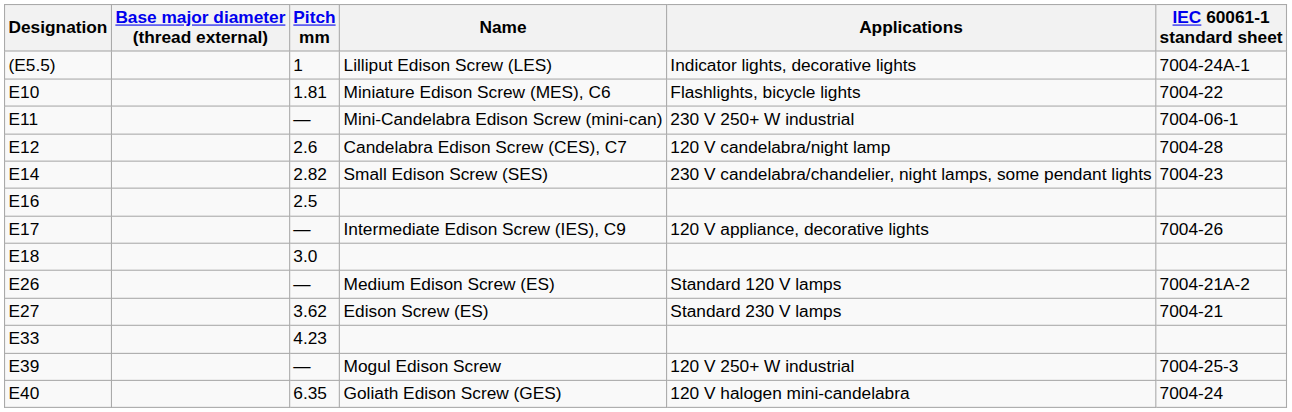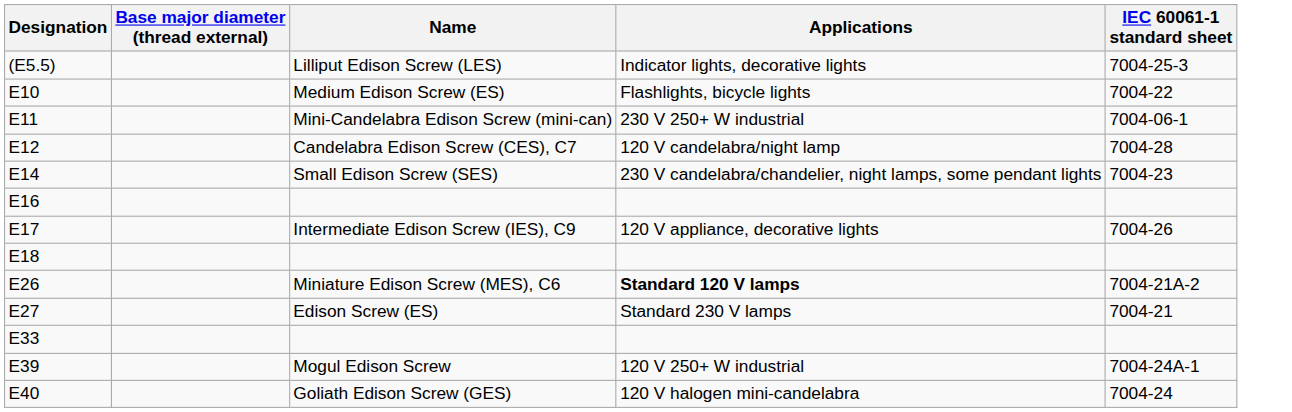- column: (314, 27)
(1205, 65) 7004-24A-1 -> (1149, 65) 7004-25-3
(477, 92) Miniature Edison Screw (MES), C6 -> (399, 92) Medium Edison Screw (ES)
(449, 284) Medium Edison Screw (ES) -> (427, 284) Miniature Edison Screw (MES), C6
(756, 284) normal -> (710, 284) bold
(1199, 366) 7004-25-3 -> (1155, 366) 7004-24A-1
